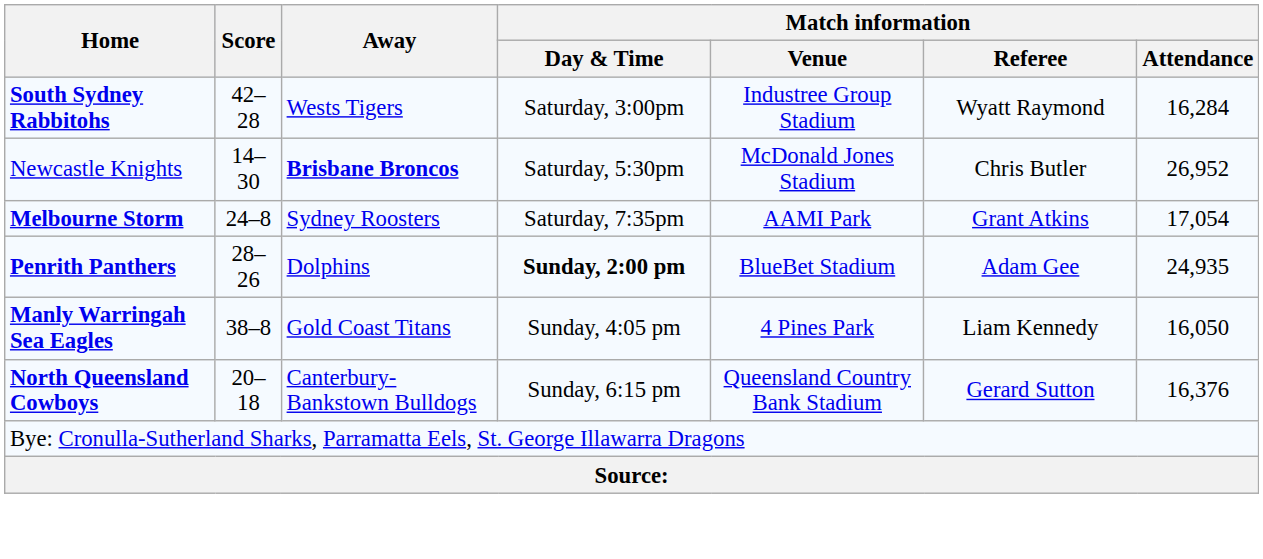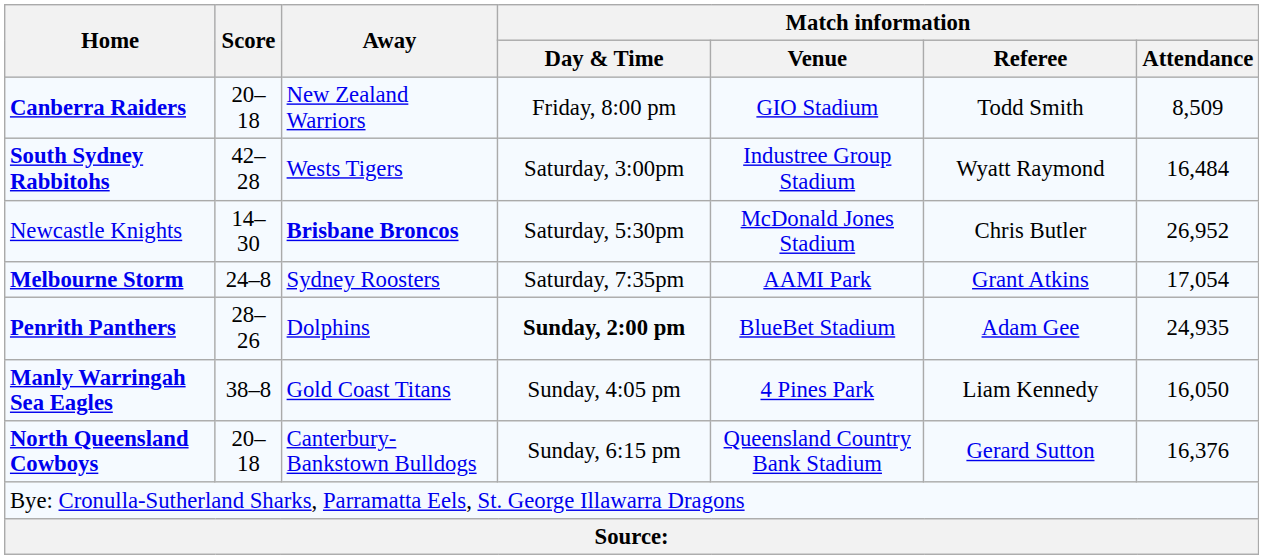+ row: (98, 107)
(1198, 107) 16,284 -> (1198, 168) 16,484
